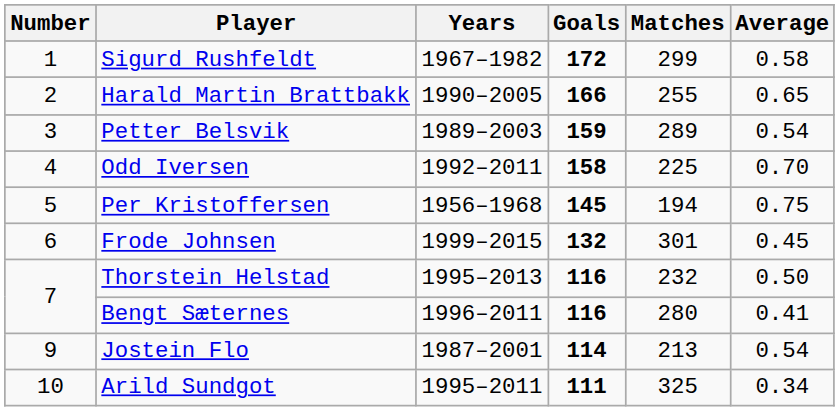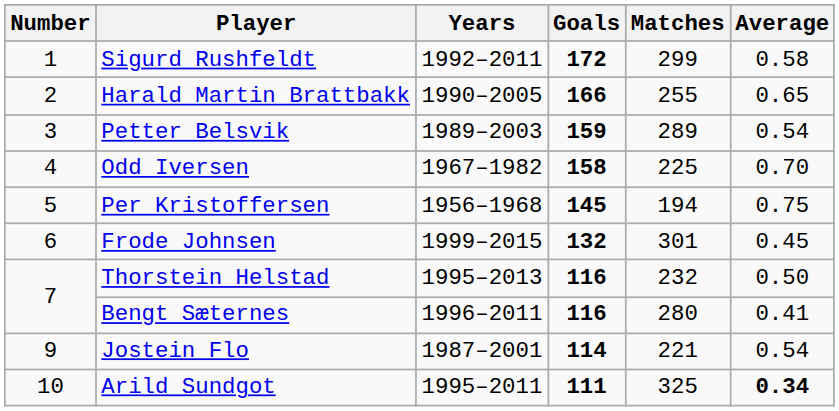(482, 60) 1967–1982 -> (482, 60) 1992–2011
(482, 169) 1992–2011 -> (482, 169) 1967–1982
(678, 351) 213 -> (678, 351) 221
(782, 388) normal -> (782, 388) bold
